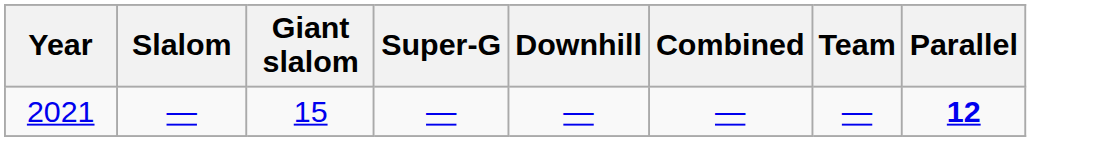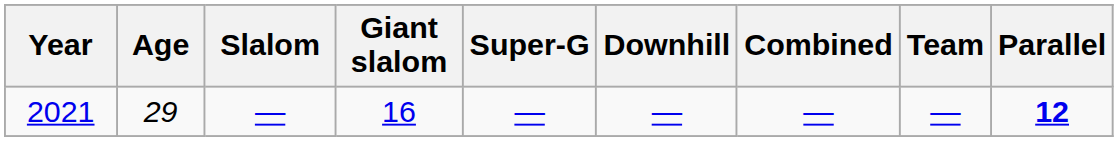+ column: (161, 45)
(311, 111) 15 -> (399, 111) 16
